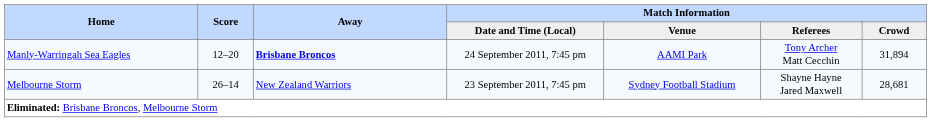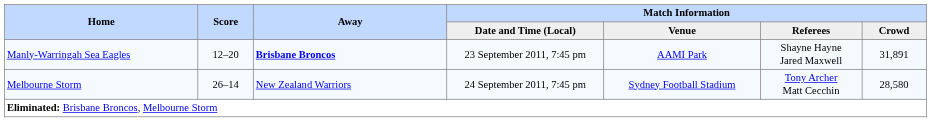(525, 54) 24 September 2011, 7:45 pm -> (525, 54) 23 September 2011, 7:45 pm
(811, 54) Tony Archer Matt Cecchin -> (811, 54) Shayne Hayne Jared Maxwell
(894, 54) 31,894 -> (894, 54) 31,891
(525, 84) 23 September 2011, 7:45 pm -> (525, 84) 24 September 2011, 7:45 pm
(811, 84) Shayne Hayne Jared Maxwell -> (811, 84) Tony Archer Matt Cecchin
(894, 84) 28,681 -> (894, 84) 28,580
